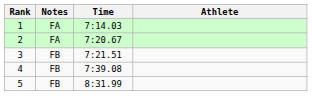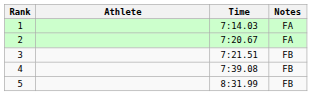columns swapped: (220, 12) <-> (55, 12)
